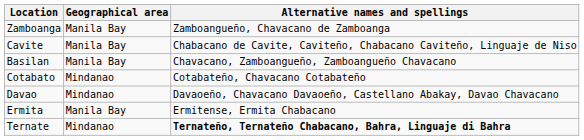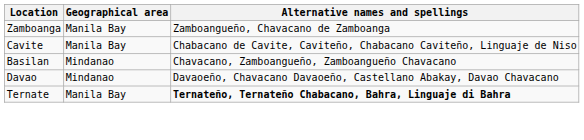(96, 61) Manila Bay -> (90, 61) Mindanao
- row: (31, 78)
- row: (25, 110)
(90, 127) Mindanao -> (96, 94) Manila Bay
